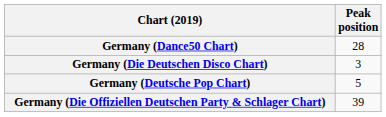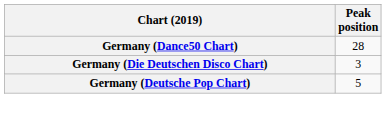- row: (170, 102)
